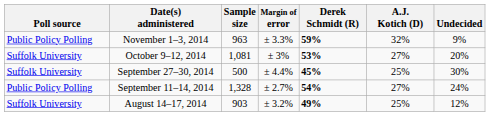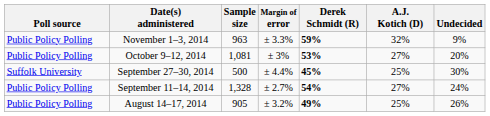(44, 55) Suffolk University -> (49, 55) Public Policy Polling
(44, 103) Suffolk University -> (49, 103) Public Policy Polling
(240, 103) 903 -> (240, 103) 905
(459, 103) 12% -> (459, 103) 26%
